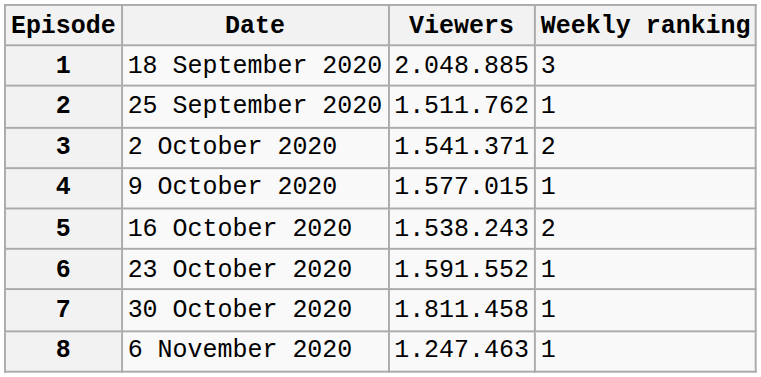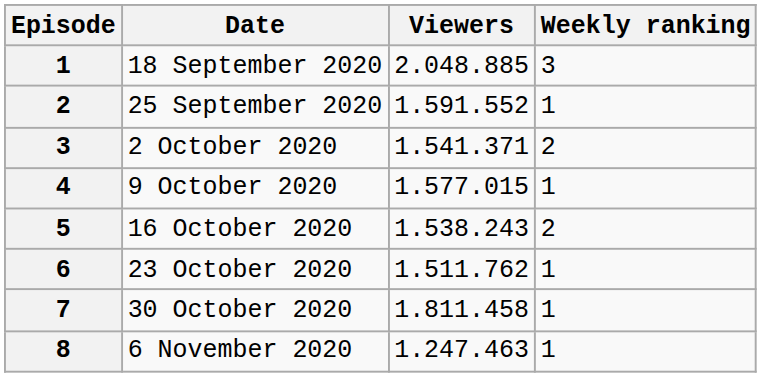(462, 107) 1.511.762 -> (462, 107) 1.591.552
(462, 269) 1.591.552 -> (462, 269) 1.511.762
